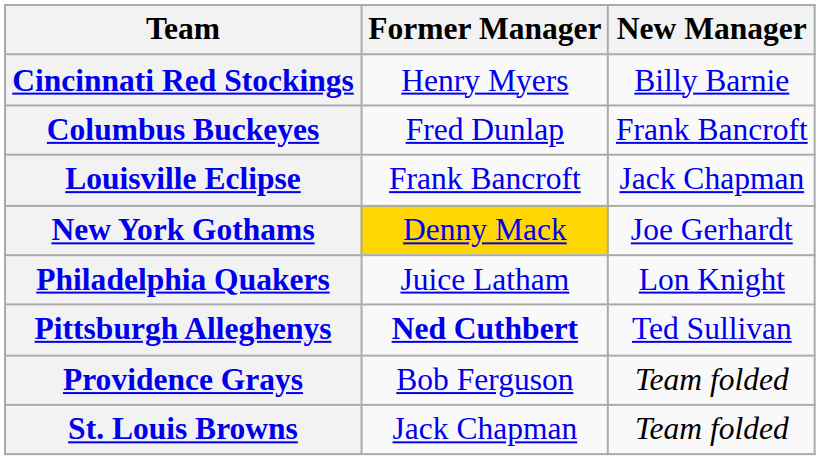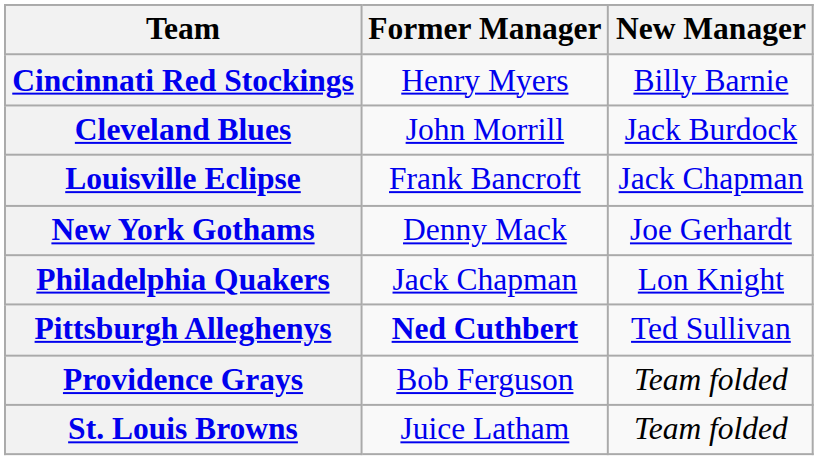+ row: (183, 129)
- row: (183, 129)
(485, 229) gold background -> (485, 229) no background
(485, 279) Juice Latham -> (485, 279) Jack Chapman
(485, 429) Jack Chapman -> (485, 429) Juice Latham
